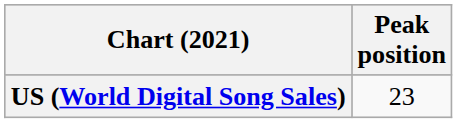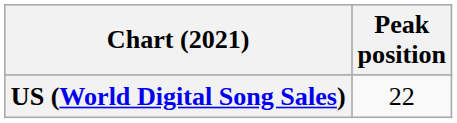(402, 95) 23 -> (402, 95) 22
